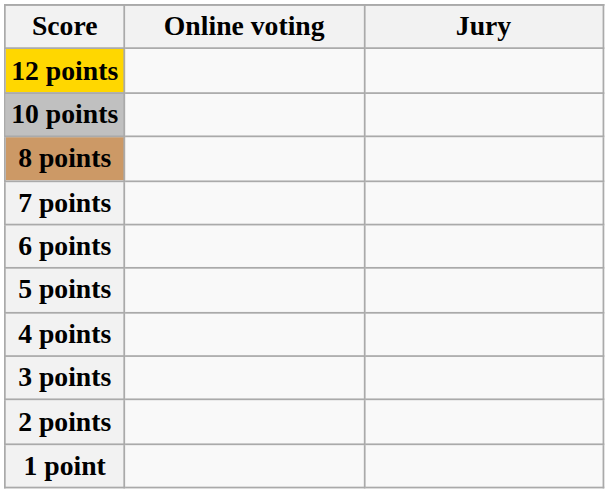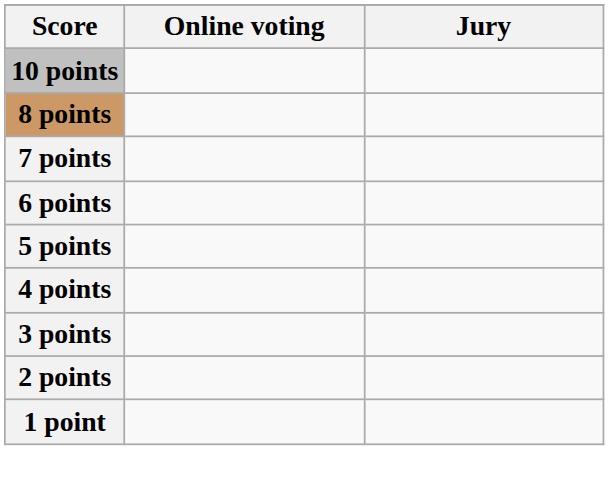- row: (65, 70)
